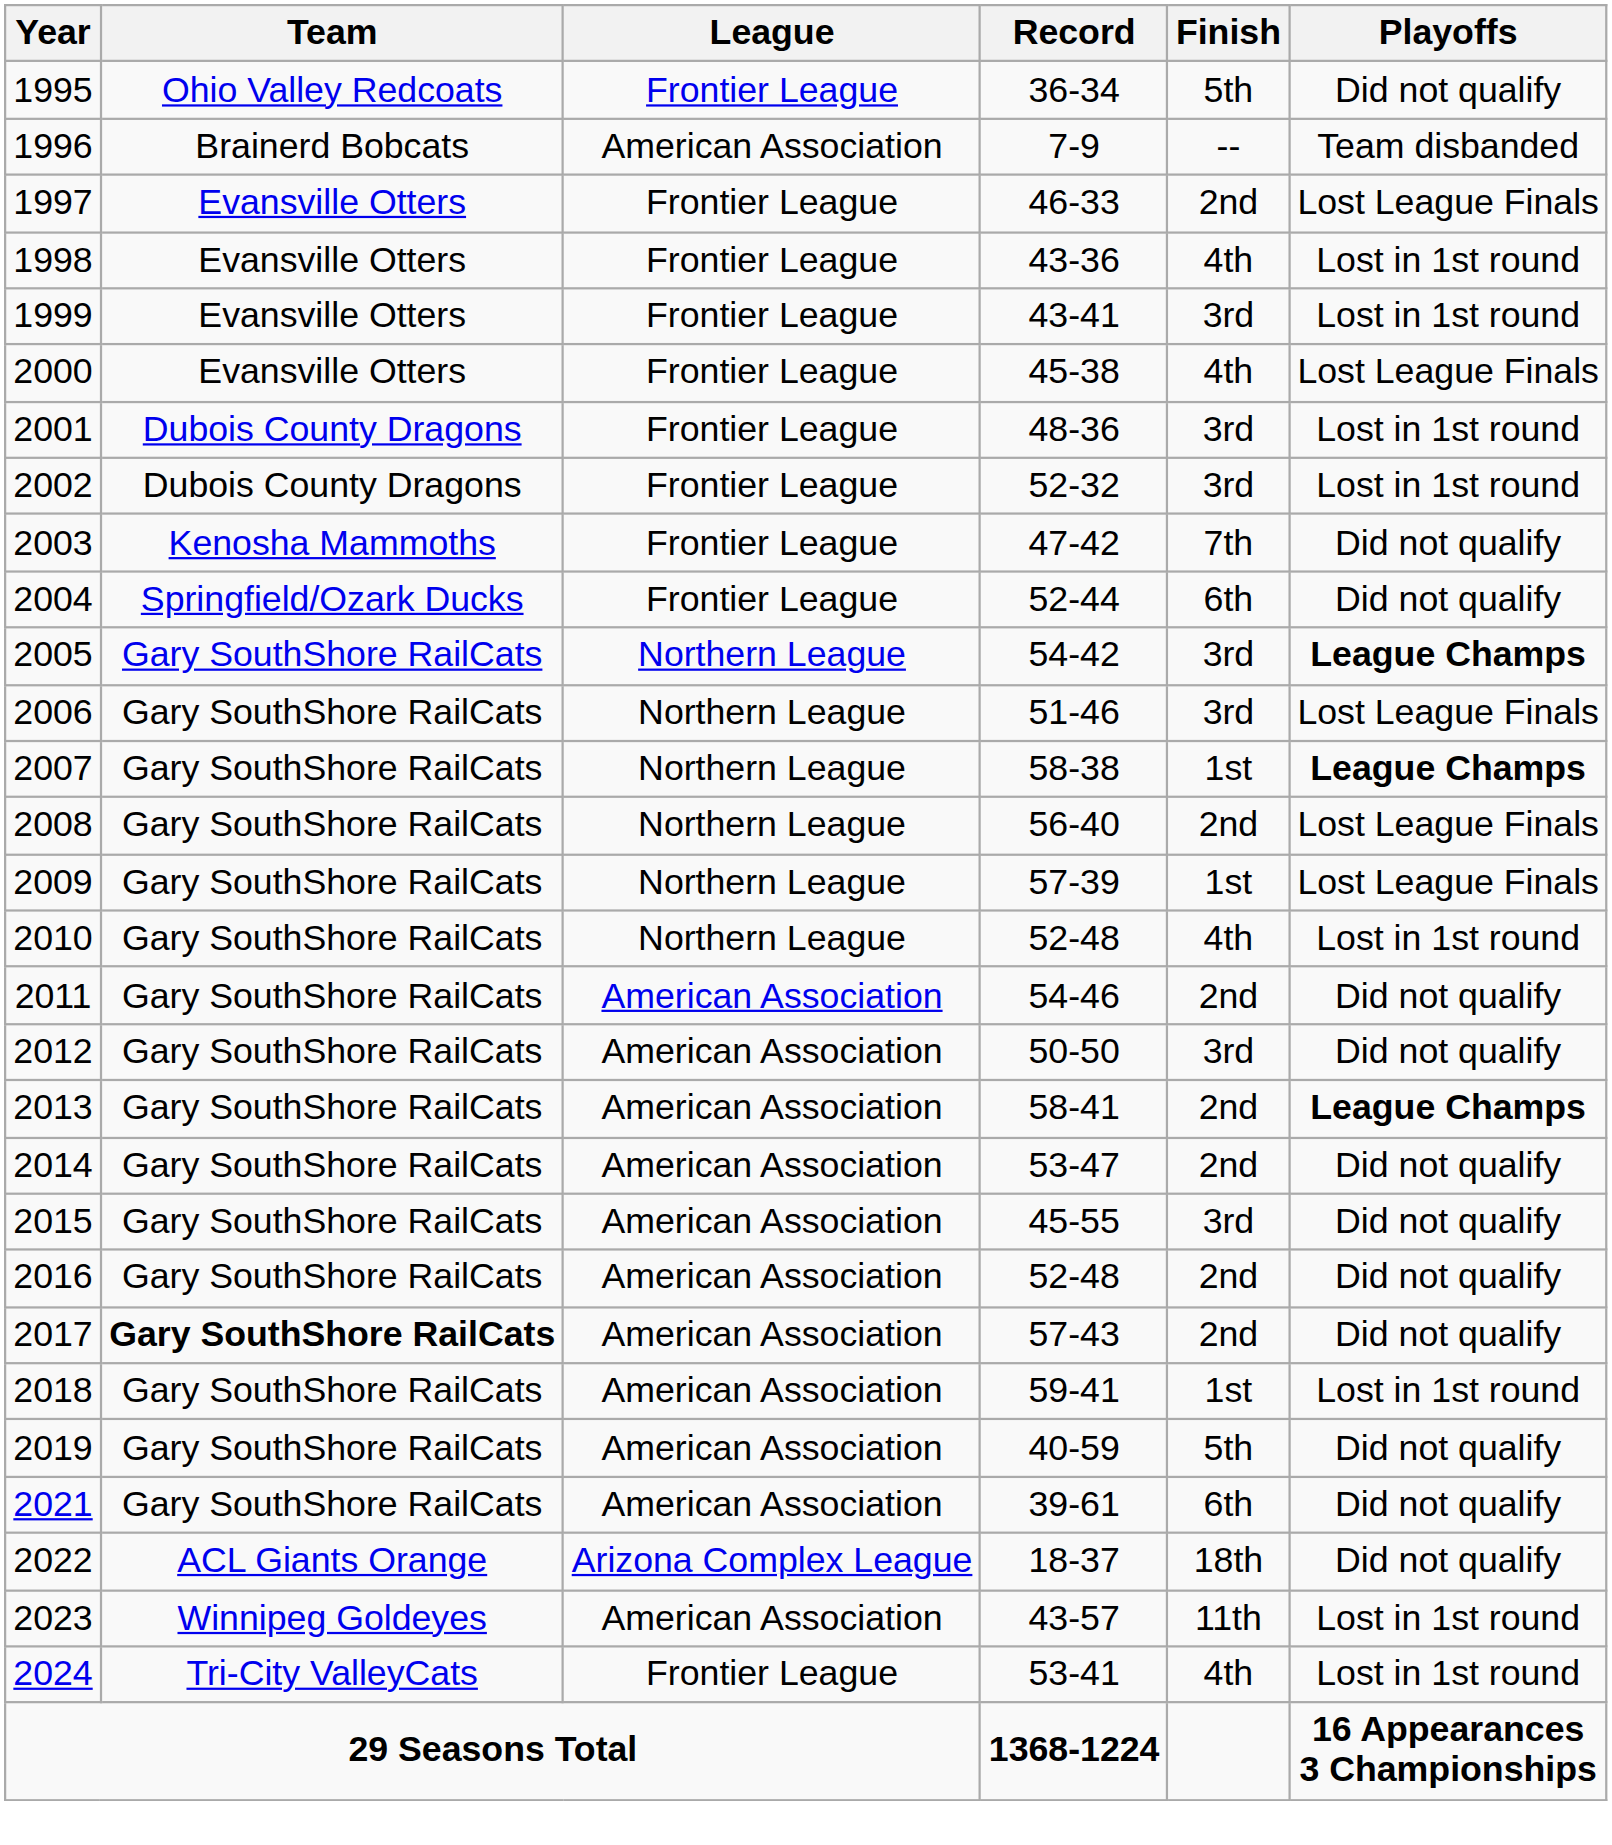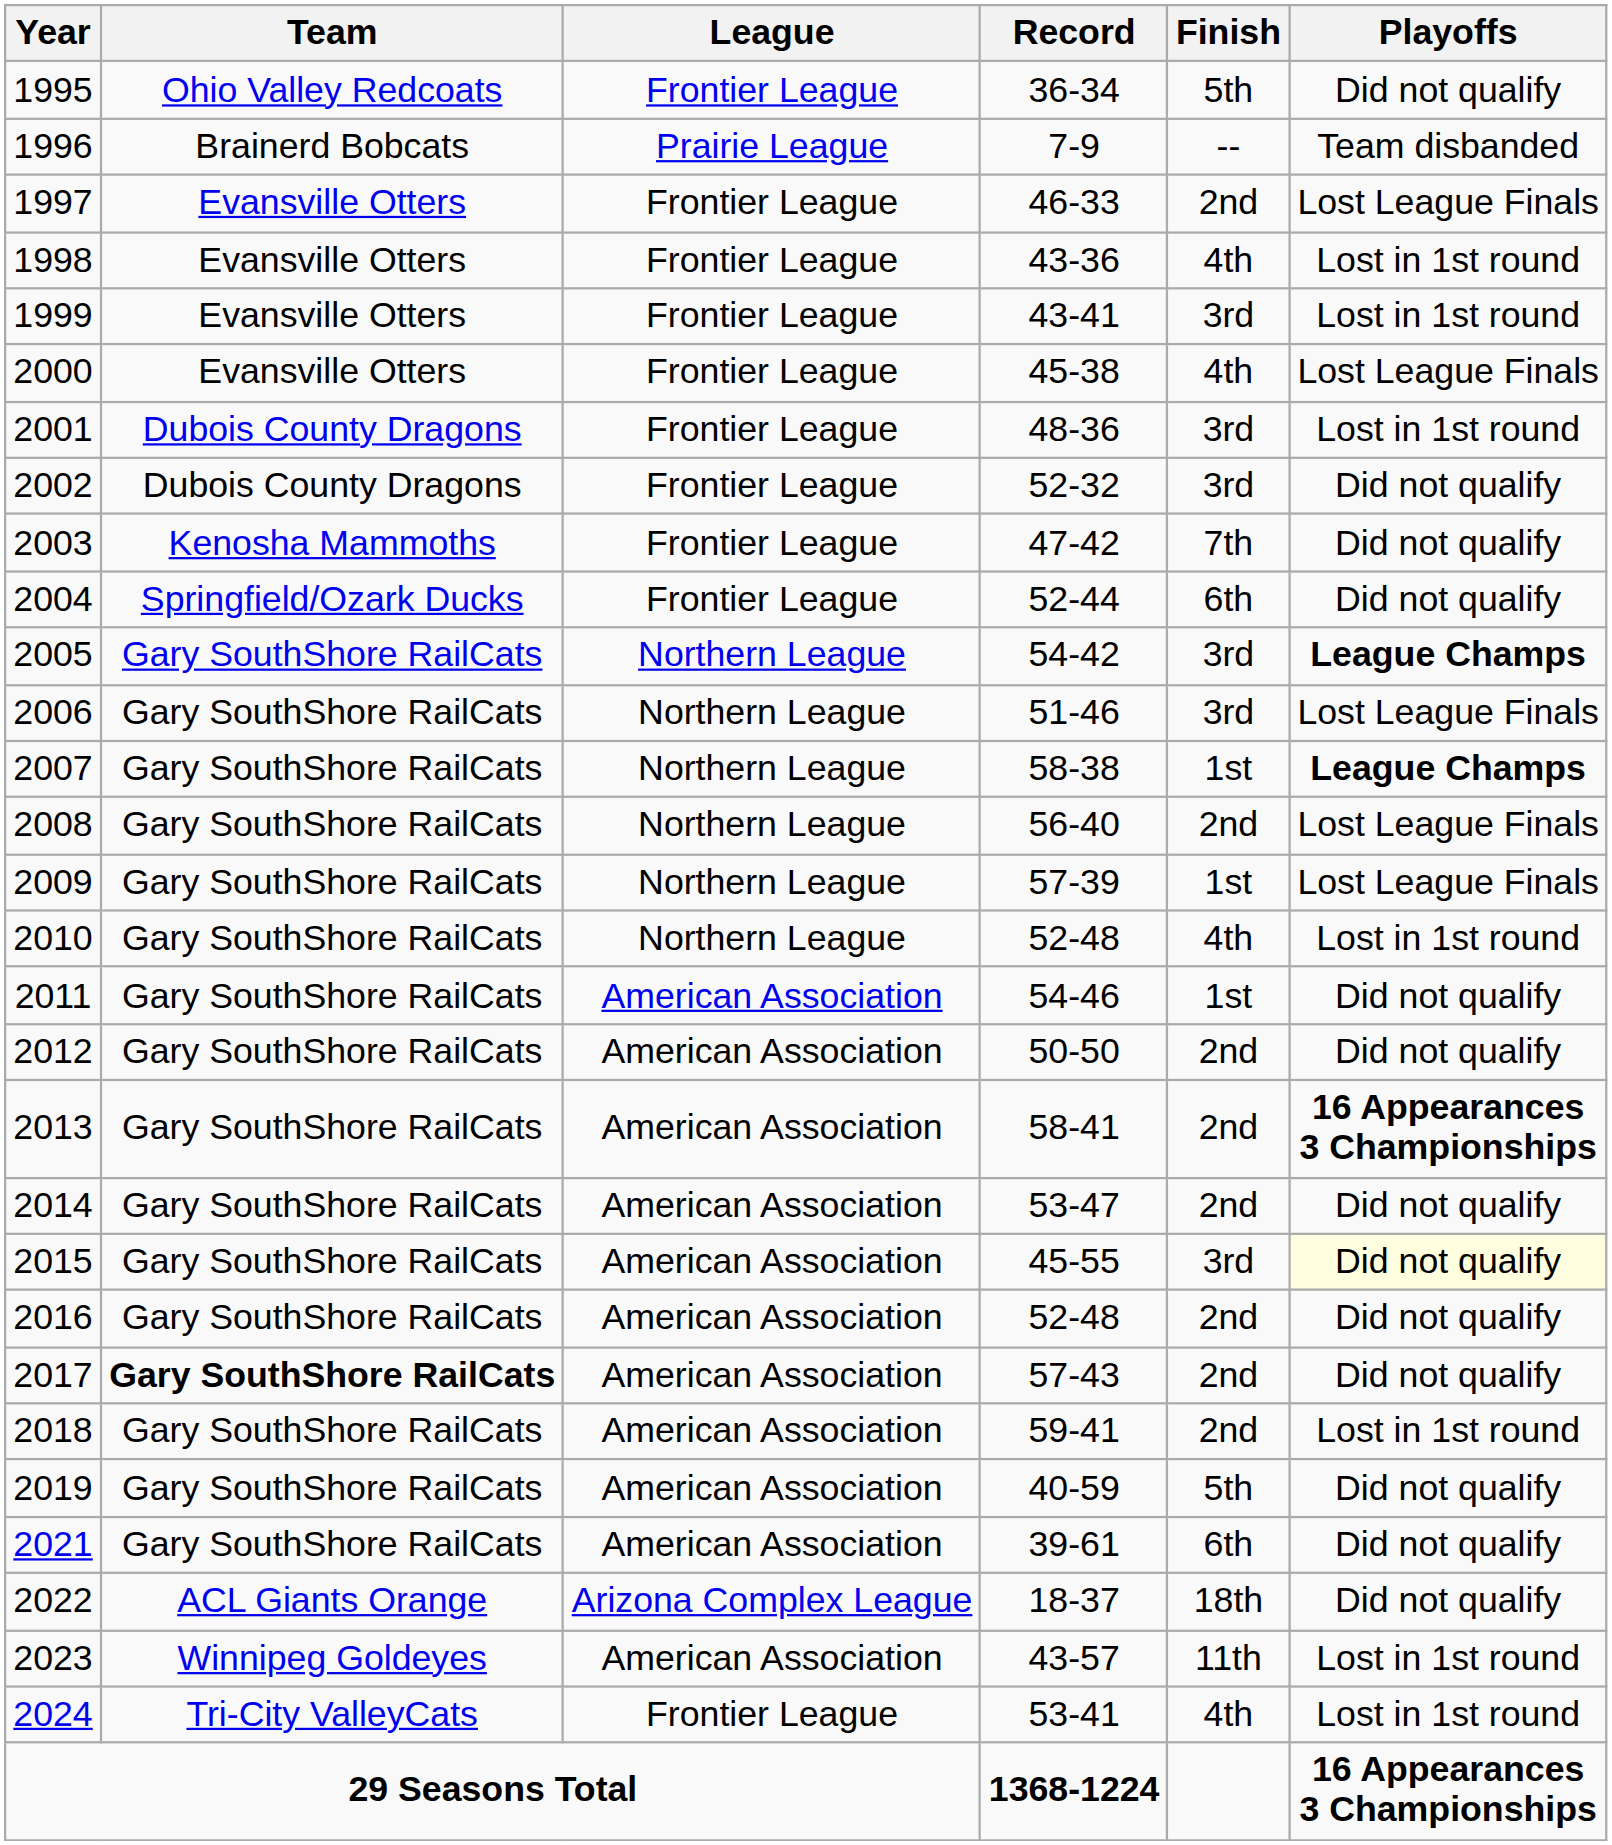(772, 145) American Association -> (772, 145) Prairie League
(1448, 485) Lost in 1st round -> (1448, 485) Did not qualify
(1228, 994) 2nd -> (1228, 994) 1st
(1228, 1051) 3rd -> (1228, 1051) 2nd
(1448, 1107) League Champs -> (1448, 1128) 16 Appearances 3 Championships
(1448, 1221) no background -> (1448, 1261) lightyellow background
(1228, 1390) 1st -> (1228, 1431) 2nd
